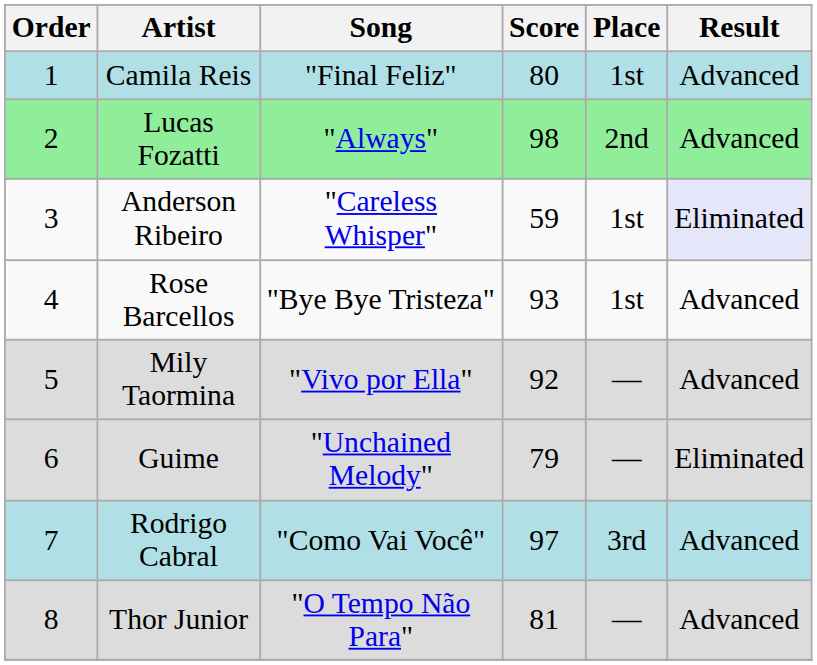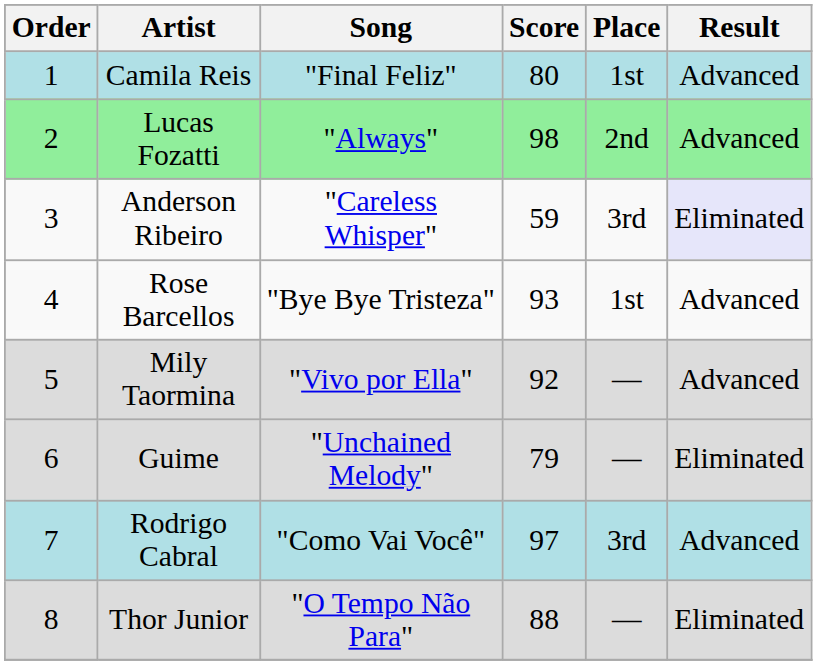(627, 218) 1st -> (627, 218) 3rd
(544, 619) 81 -> (544, 619) 88
(739, 619) Advanced -> (739, 619) Eliminated
